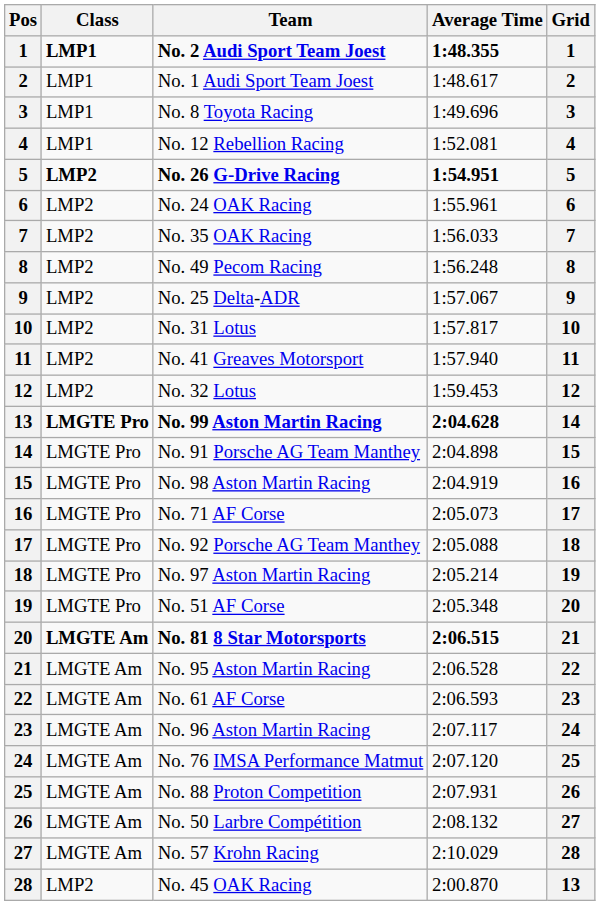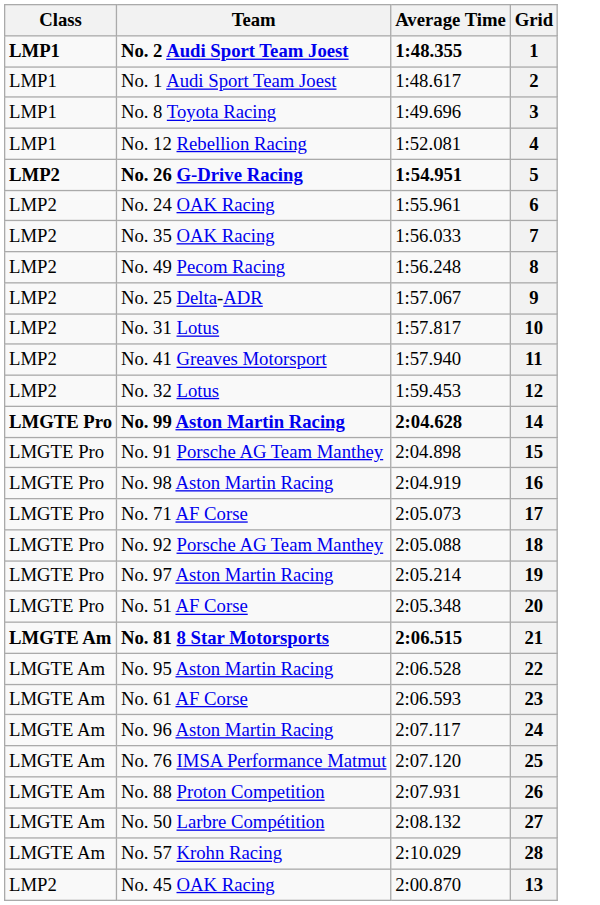- column: (23, 20)
